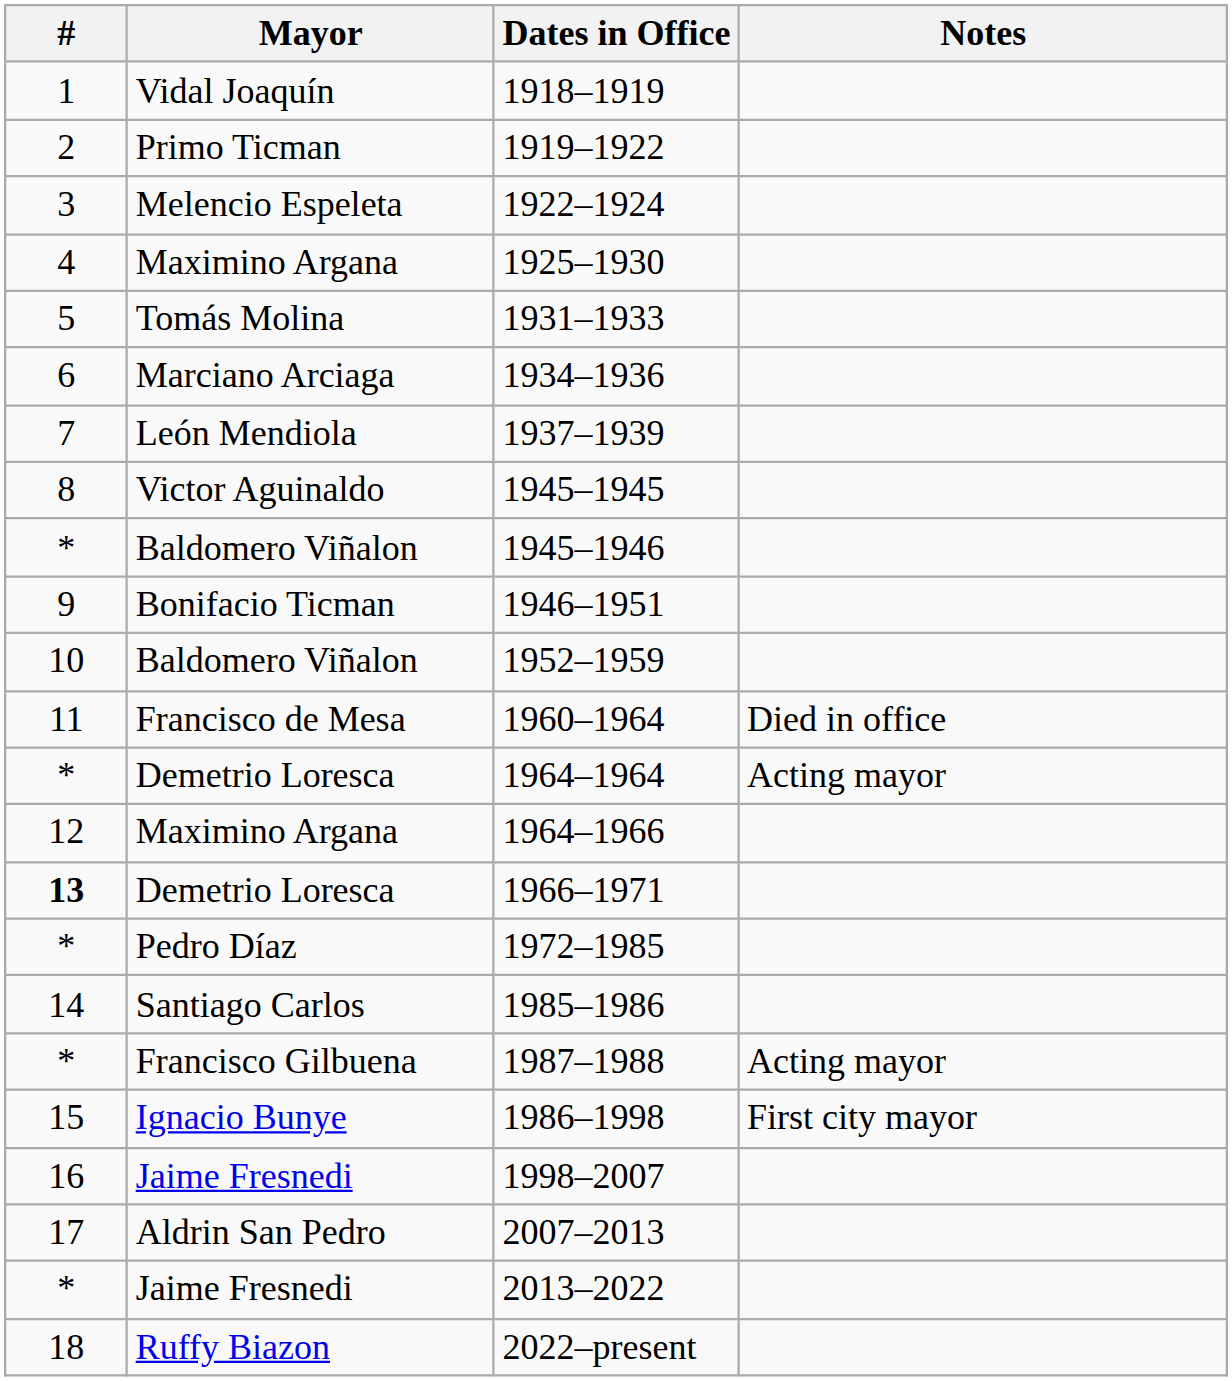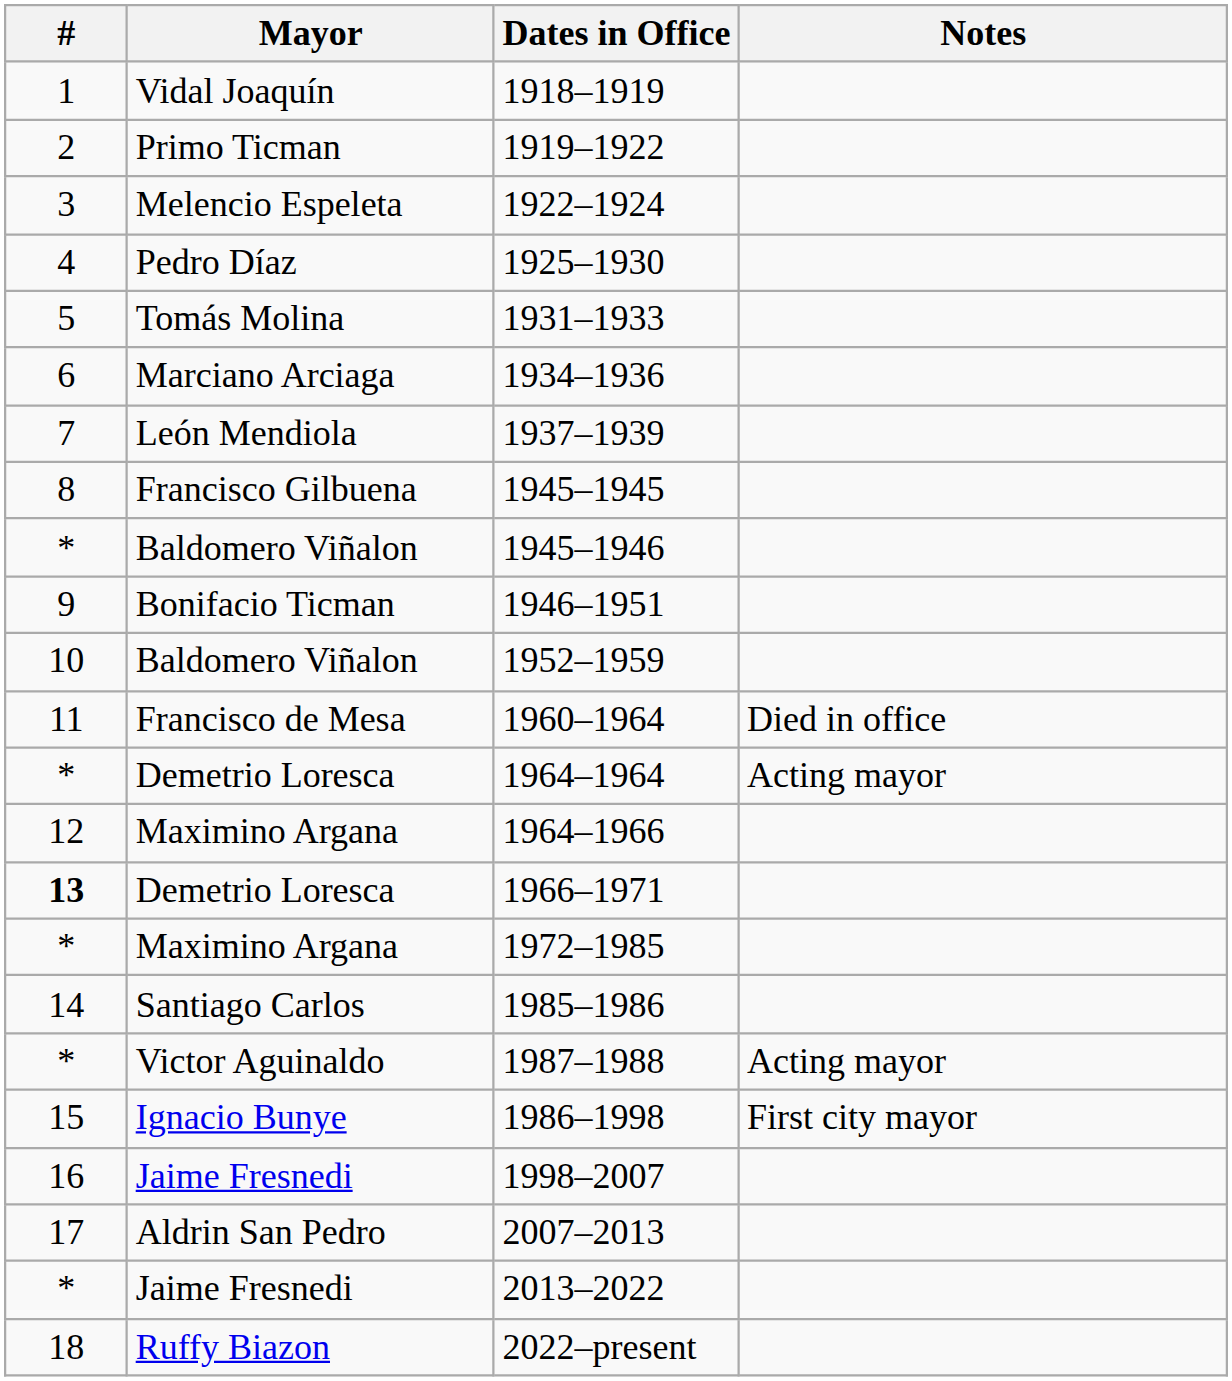(267, 261) Maximino Argana -> (216, 261) Pedro Díaz
(260, 489) Victor Aguinaldo -> (276, 489) Francisco Gilbuena
(216, 946) Pedro Díaz -> (267, 946) Maximino Argana
(276, 1060) Francisco Gilbuena -> (260, 1060) Victor Aguinaldo
